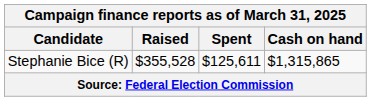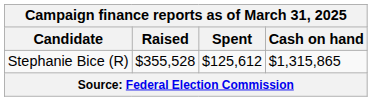(231, 61) $125,611 -> (232, 61) $125,612
